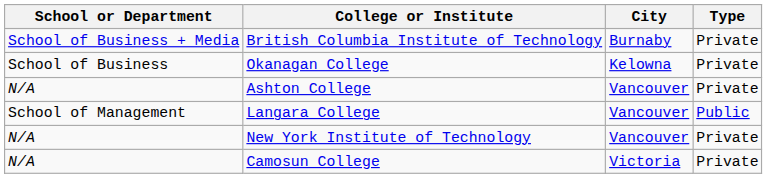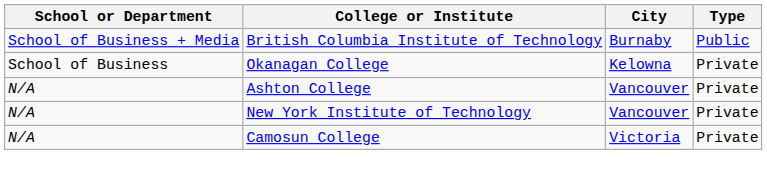(727, 41) Private -> (723, 41) Public
- row: (313, 113)
